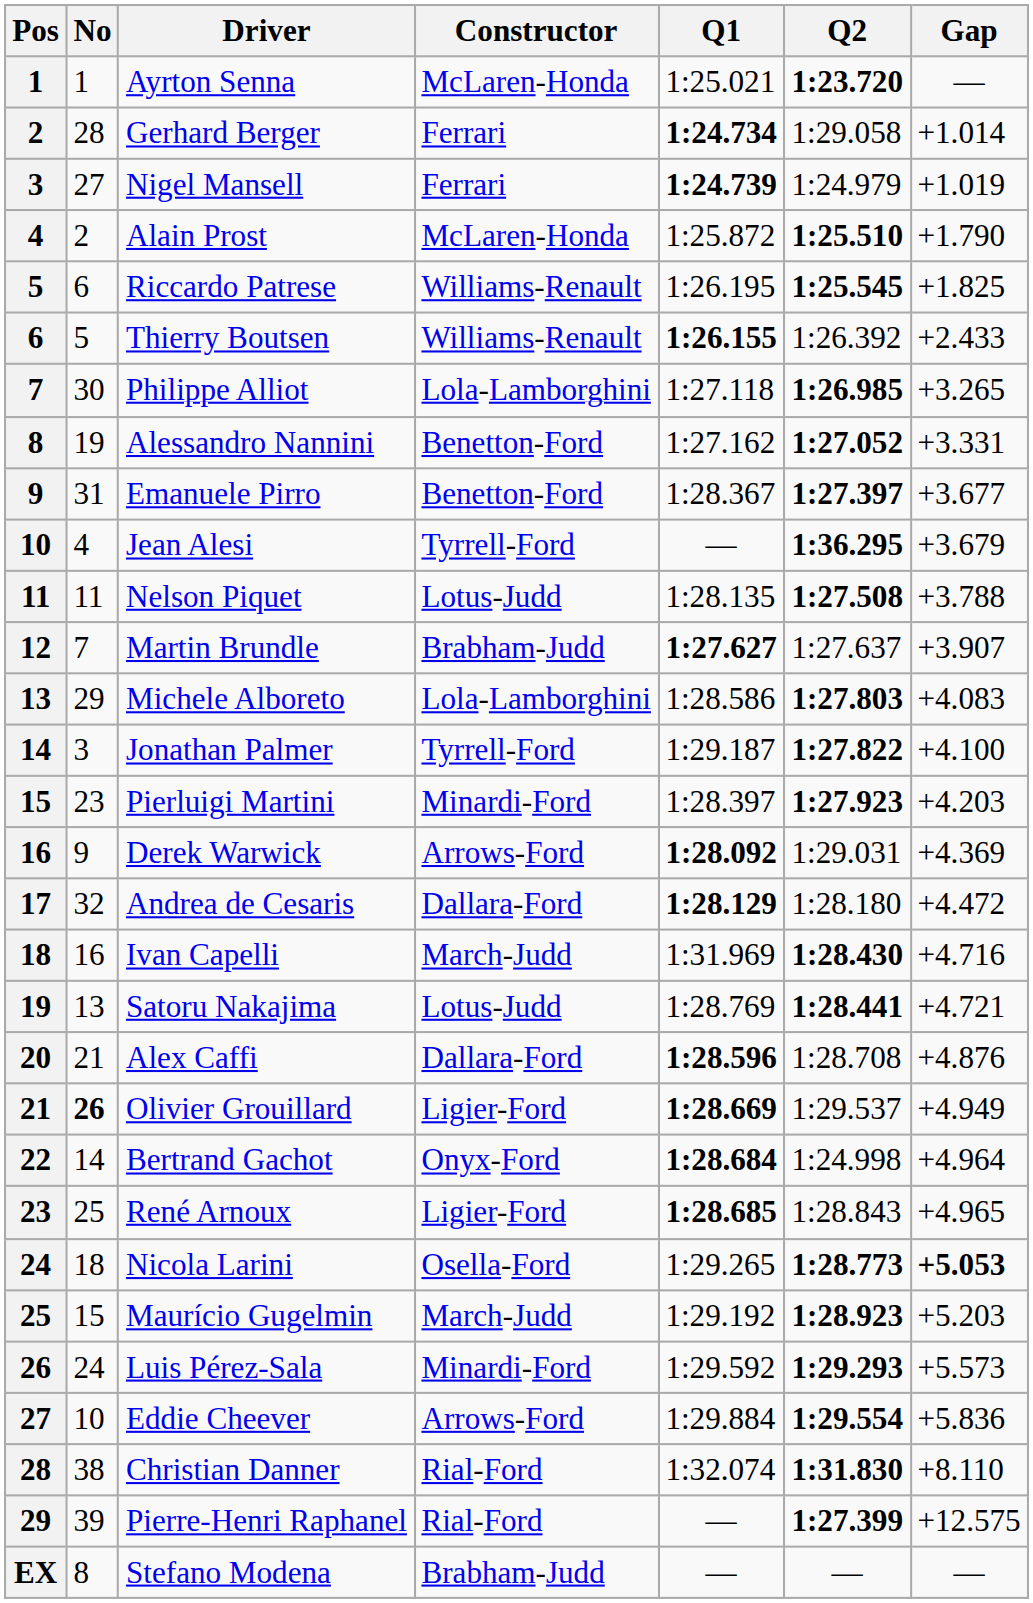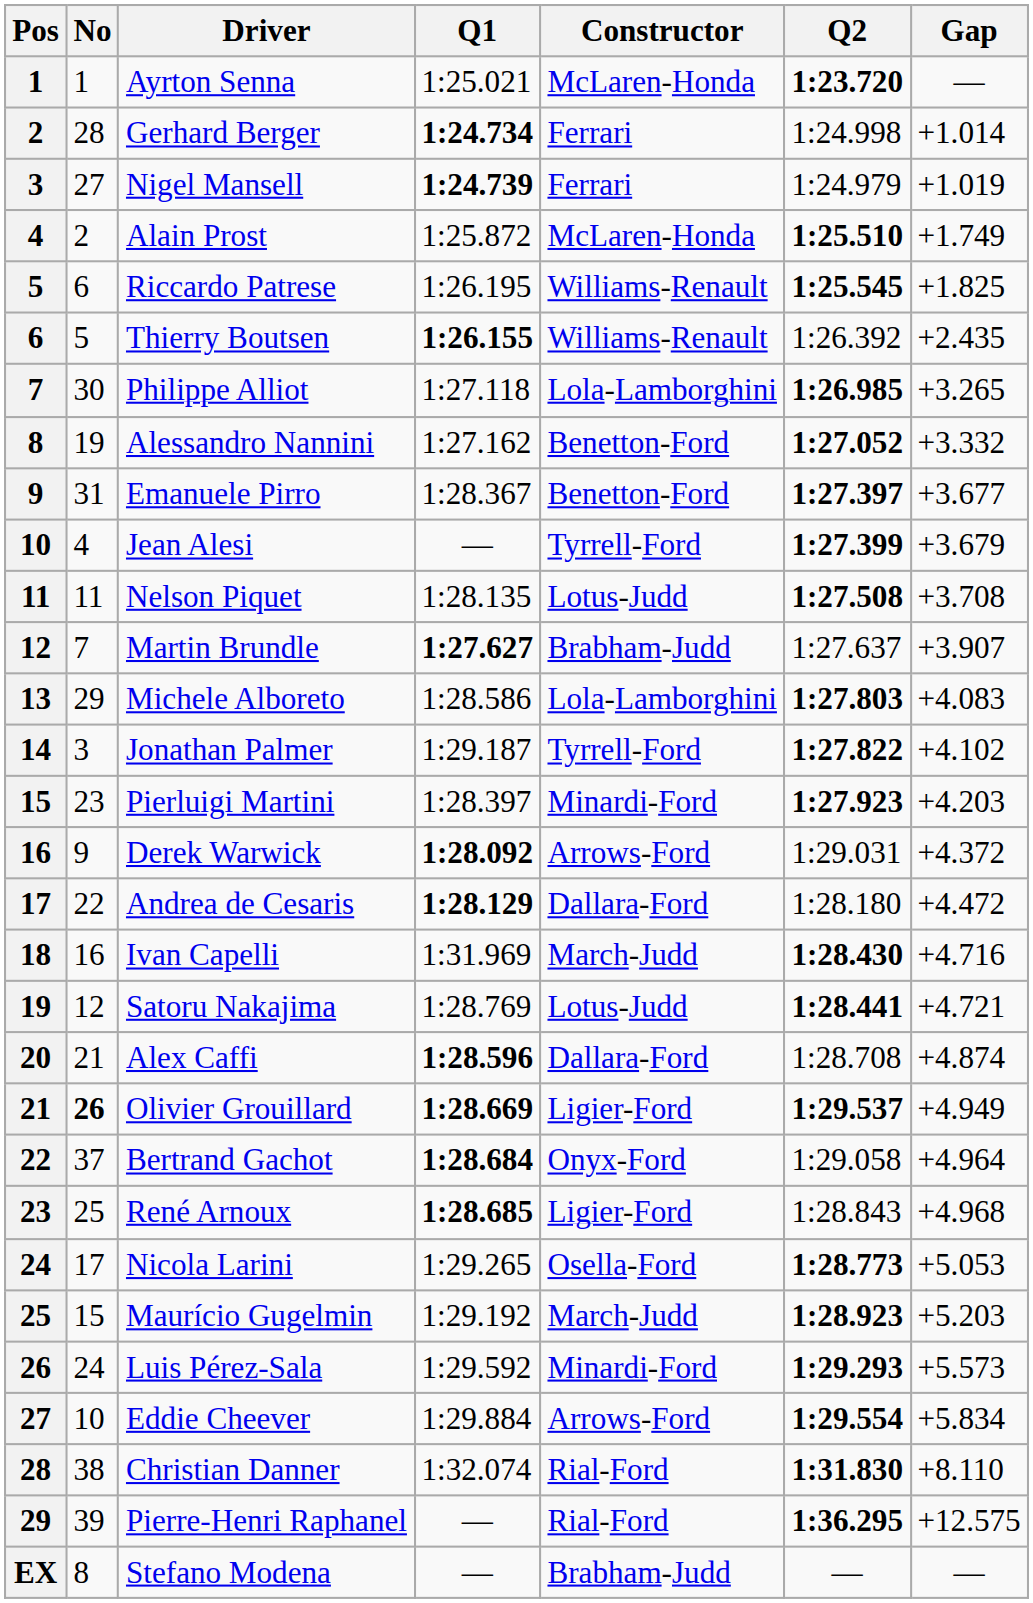columns swapped: (536, 30) <-> (721, 30)
(846, 133) 1:29.058 -> (846, 133) 1:24.998
(961, 235) +1.790 -> (961, 235) +1.749
(961, 338) +2.433 -> (961, 338) +2.435
(961, 441) +3.331 -> (961, 441) +3.332
(847, 544) 1:36.295 -> (847, 544) 1:27.399
(961, 595) +3.788 -> (961, 595) +3.708
(961, 749) +4.100 -> (961, 749) +4.102
(961, 852) +4.369 -> (961, 852) +4.372
(89, 903) 32 -> (89, 903) 22
(89, 1006) 13 -> (89, 1006) 12
(961, 1057) +4.876 -> (961, 1057) +4.874
(846, 1109) normal -> (847, 1109) bold
(89, 1160) 14 -> (89, 1160) 37
(846, 1160) 1:24.998 -> (846, 1160) 1:29.058
(961, 1212) +4.965 -> (961, 1212) +4.968
(89, 1263) 18 -> (89, 1263) 17
(961, 1263) bold -> (961, 1263) normal
(961, 1417) +5.836 -> (961, 1417) +5.834
(847, 1520) 1:27.399 -> (847, 1520) 1:36.295
